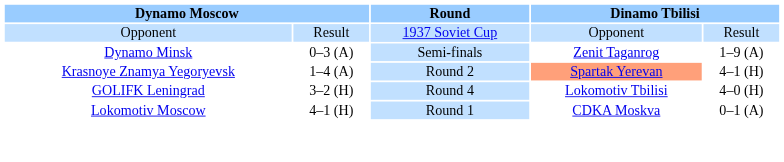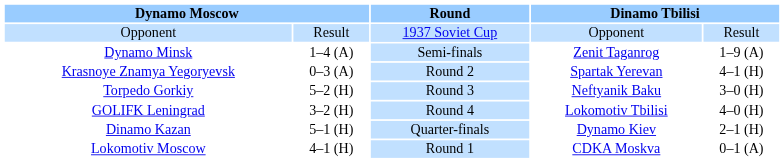(331, 52) 0–3 (A) -> (331, 52) 1–4 (A)
(331, 71) 1–4 (A) -> (331, 71) 0–3 (A)
(616, 71) lightsalmon background -> (616, 71) no background
+ row: (148, 91)
+ row: (148, 129)
